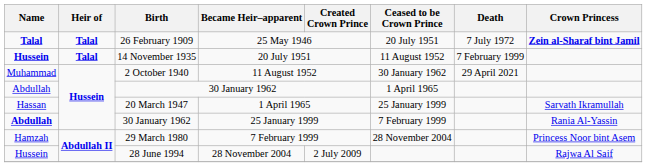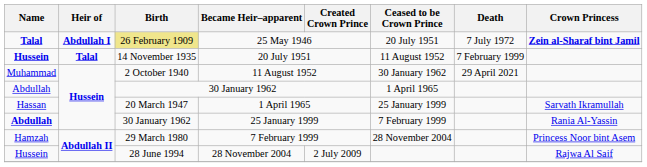(87, 40) Talal -> (87, 40) Abdullah I
(157, 40) no background -> (157, 40) khaki background
